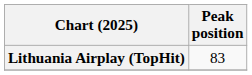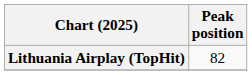(218, 57) 83 -> (218, 57) 82
